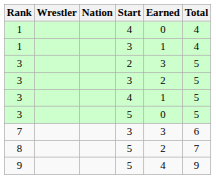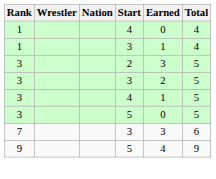- row: (19, 149)
